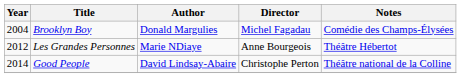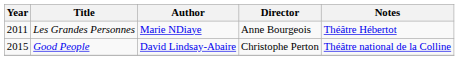- row: (62, 30)
(18, 47) 2012 -> (17, 30) 2011
(18, 64) 2014 -> (18, 47) 2015
